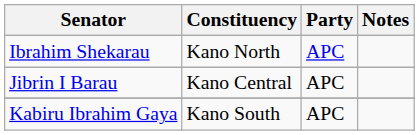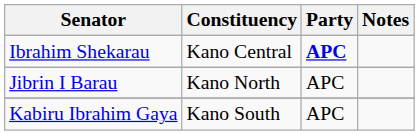(233, 51) Kano North -> (239, 51) Kano Central
(325, 51) normal -> (326, 51) bold
(239, 82) Kano Central -> (233, 82) Kano North
